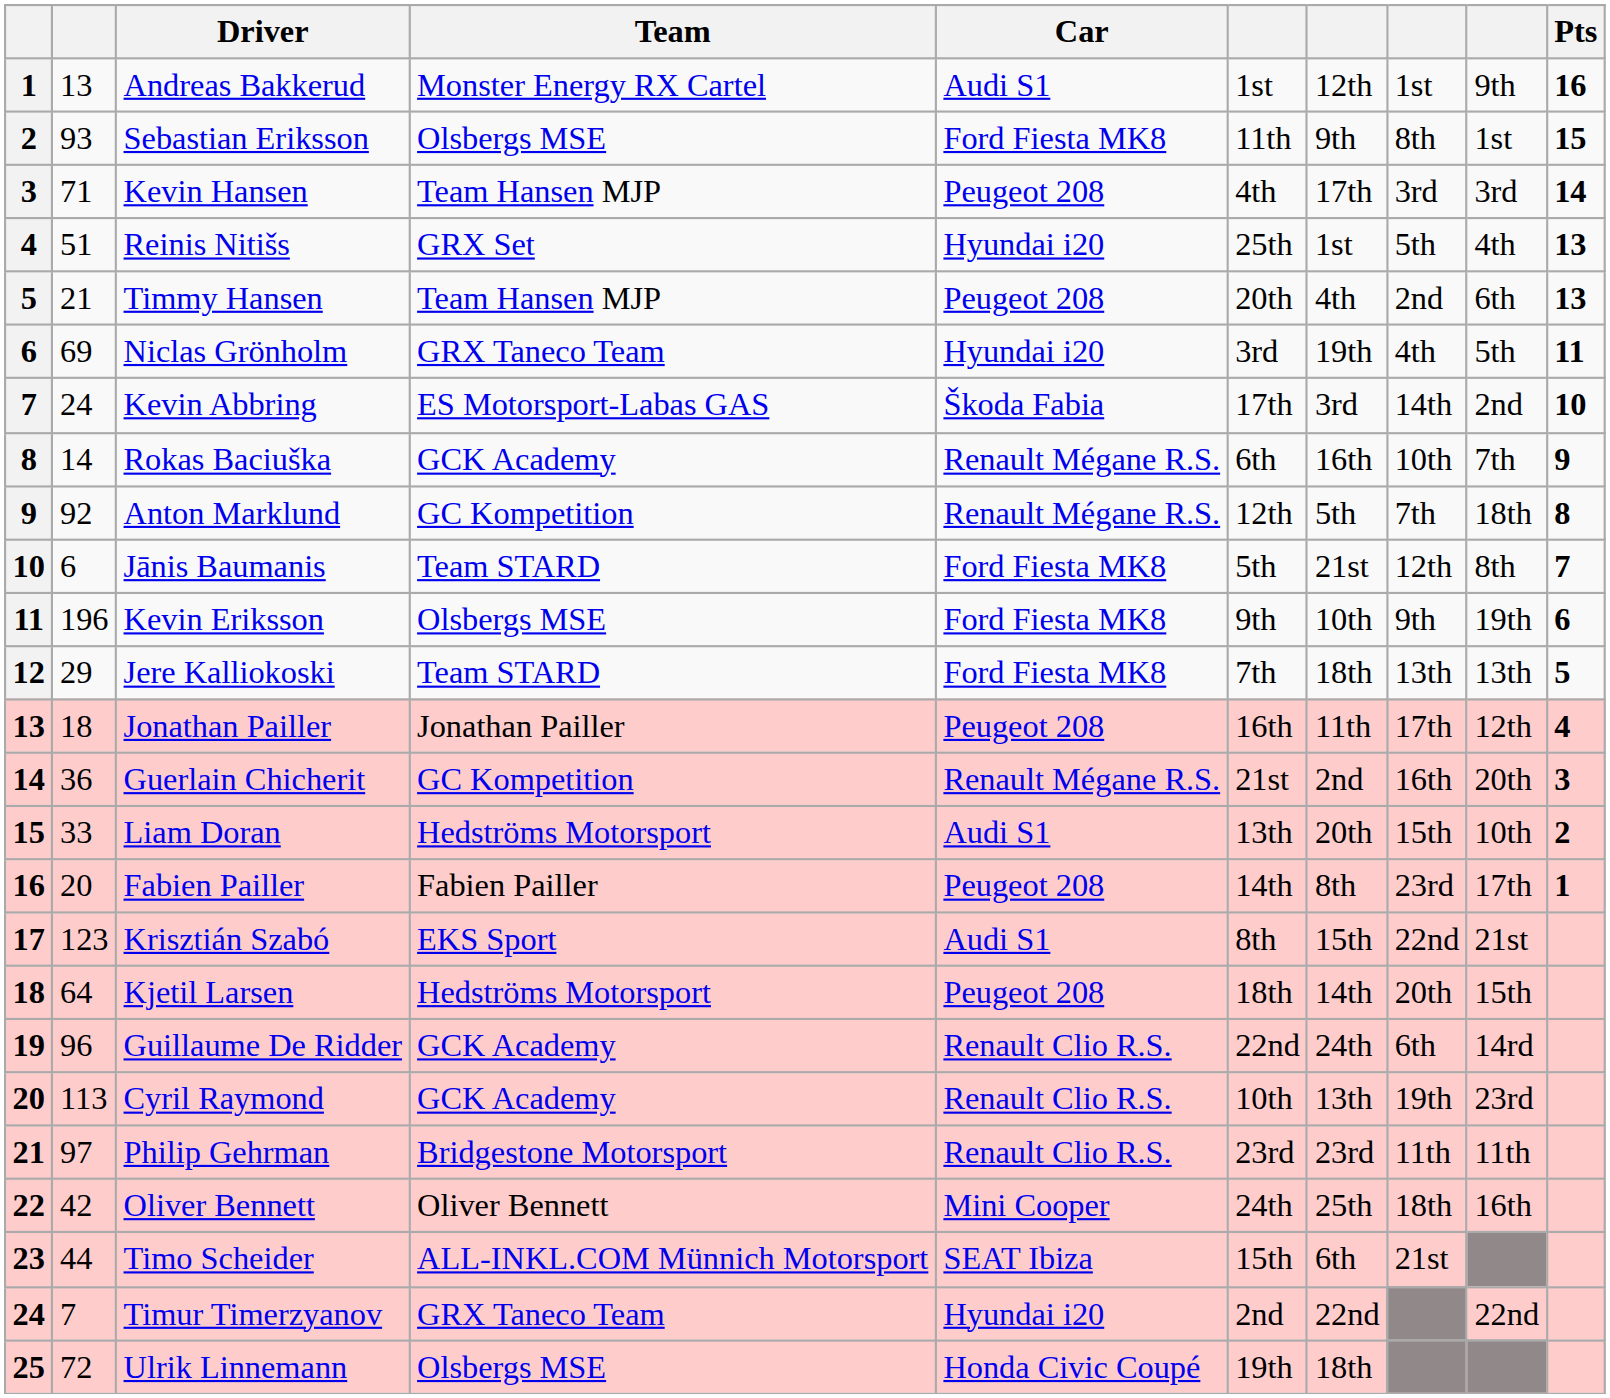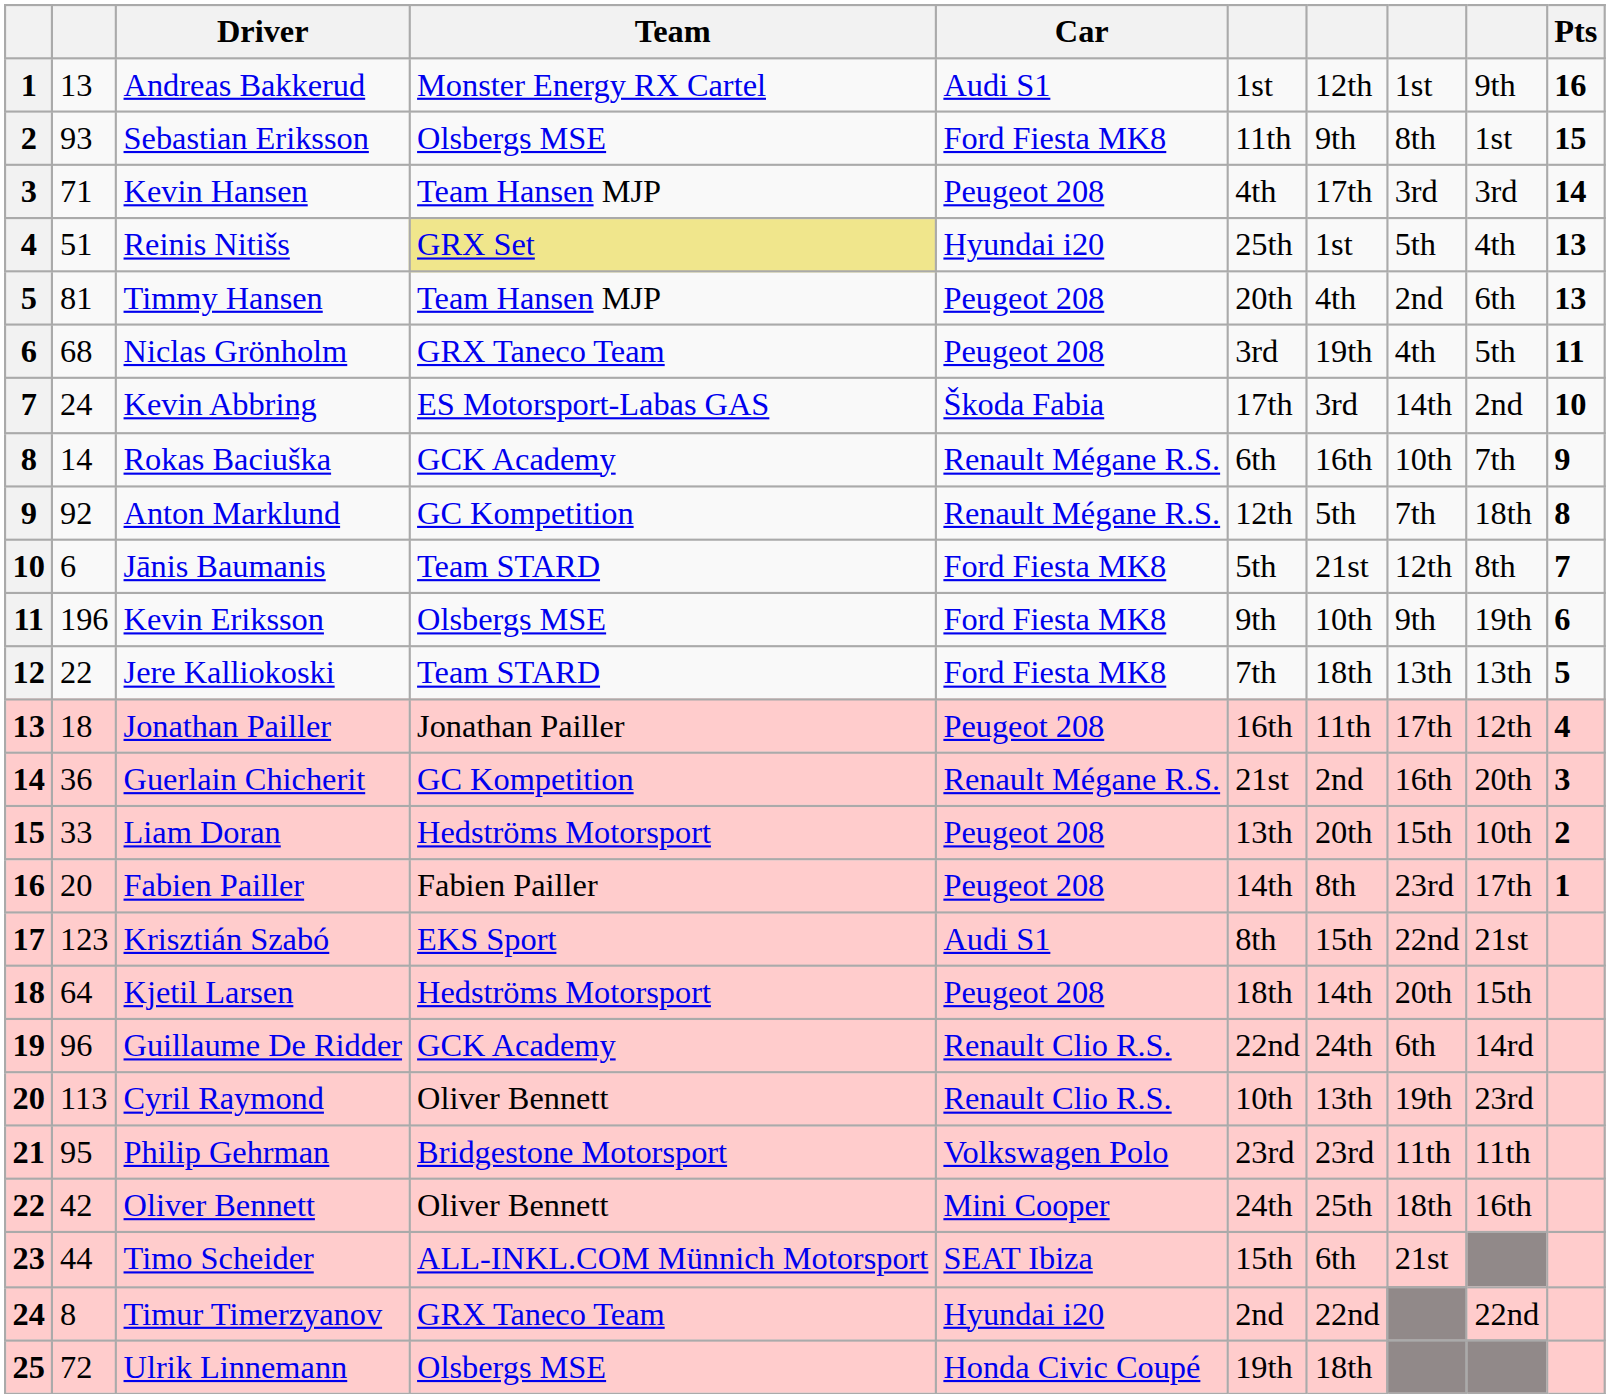(476, 244) no background -> (476, 244) khaki background
(76, 298) 21 -> (76, 298) 81
(76, 351) 69 -> (76, 351) 68
(1024, 351) Hyundai i20 -> (1024, 351) Peugeot 208
(76, 671) 29 -> (76, 671) 22
(997, 832) Audi S1 -> (1024, 832) Peugeot 208
(516, 1099) GCK Academy -> (513, 1099) Oliver Bennett
(76, 1152) 97 -> (76, 1152) 95
(1058, 1152) Renault Clio R.S. -> (1056, 1152) Volkswagen Polo
(68, 1312) 7 -> (68, 1312) 8
